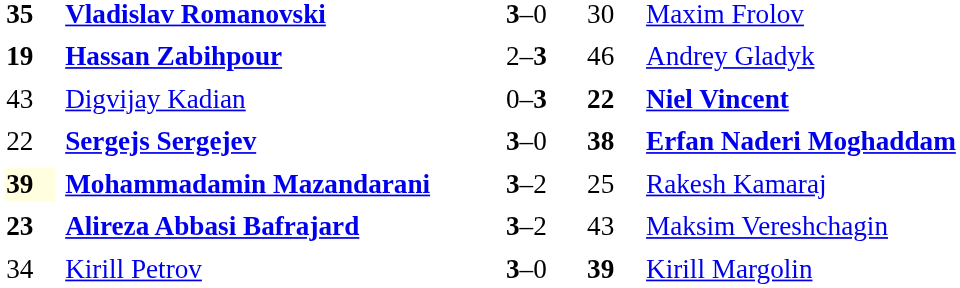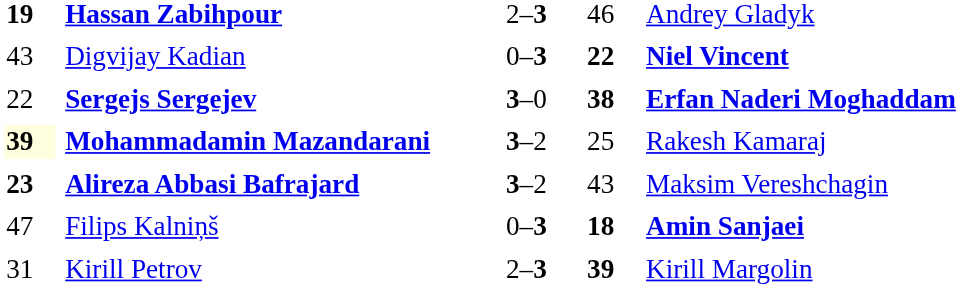- row: (196, 14)
+ row: (142, 226)
(20, 269) 34 -> (20, 269) 31
(526, 269) 3–0 -> (526, 269) 2–3
